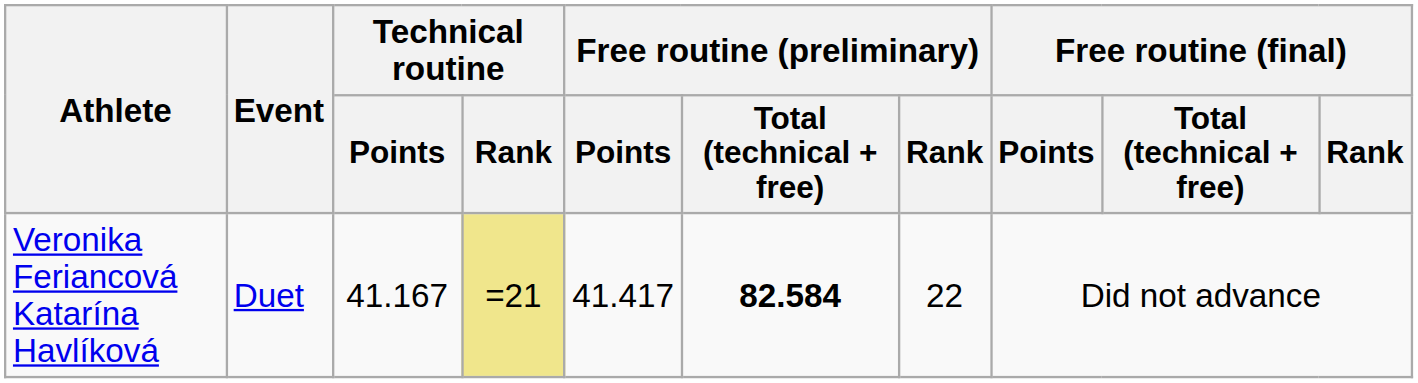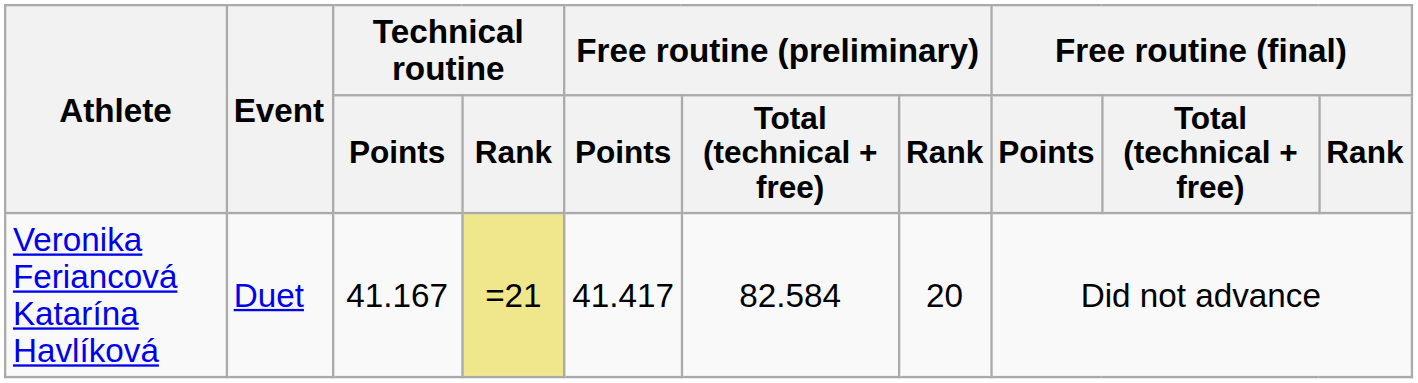(790, 296) bold -> (790, 296) normal
(945, 296) 22 -> (945, 296) 20
